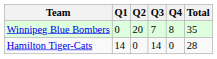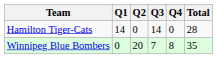rows swapped: (58, 29) <-> (50, 45)
